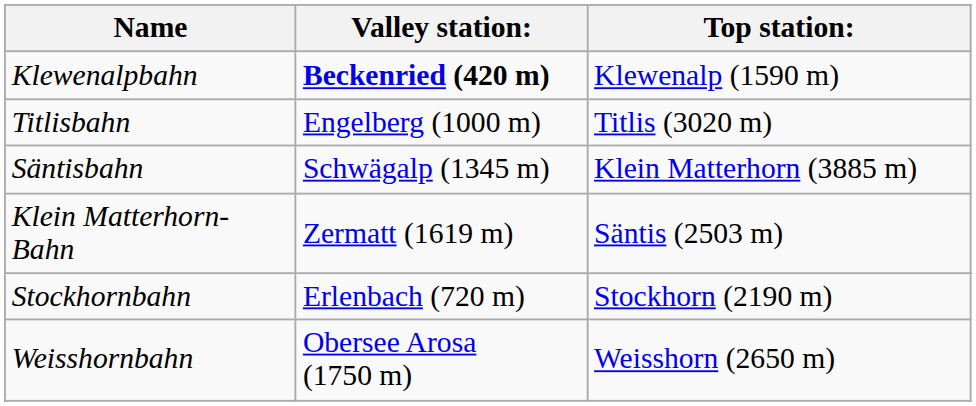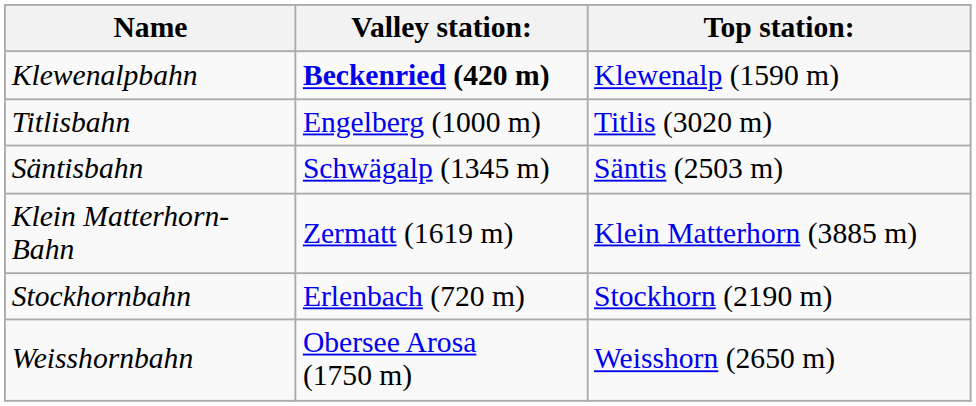(756, 168) Klein Matterhorn (3885 m) -> (689, 168) Säntis (2503 m)
(689, 232) Säntis (2503 m) -> (756, 232) Klein Matterhorn (3885 m)
